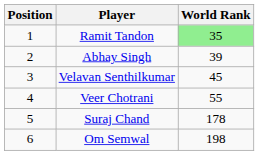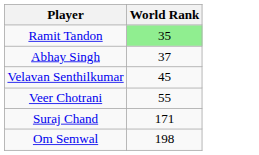- column: (30, 14)
(216, 56) 39 -> (165, 56) 37
(216, 118) 178 -> (165, 118) 171
